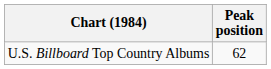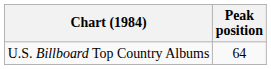(239, 53) 62 -> (239, 53) 64
